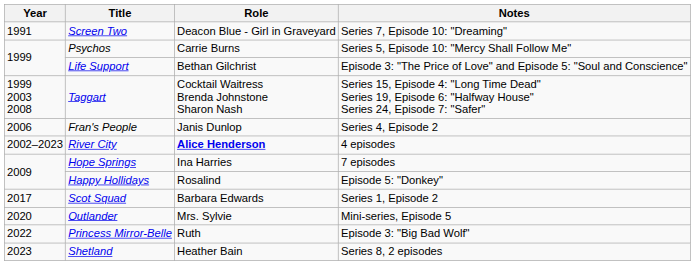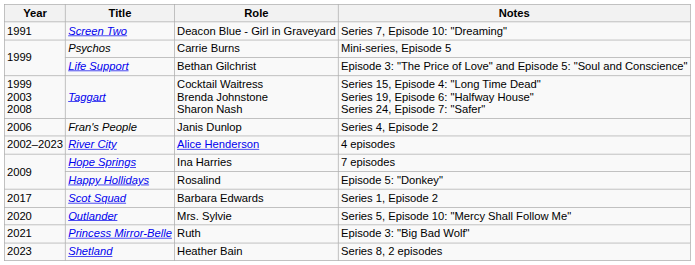(456, 48) Series 5, Episode 10: "Mercy Shall Follow Me" -> (396, 48) Mini-series, Episode 5
(221, 145) bold -> (218, 145) normal
(396, 216) Mini-series, Episode 5 -> (456, 216) Series 5, Episode 10: "Mercy Shall Follow Me"
(19, 233) 2022 -> (19, 233) 2021
